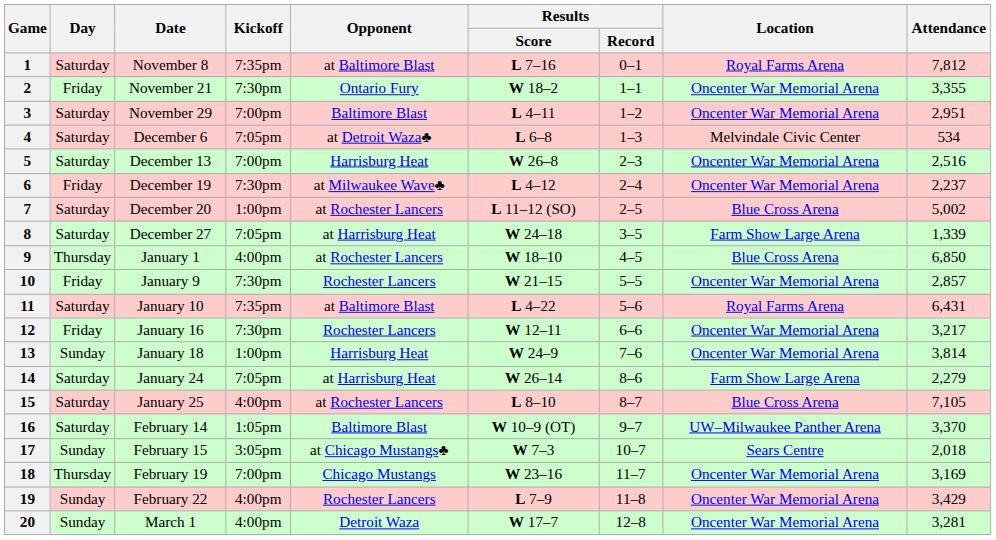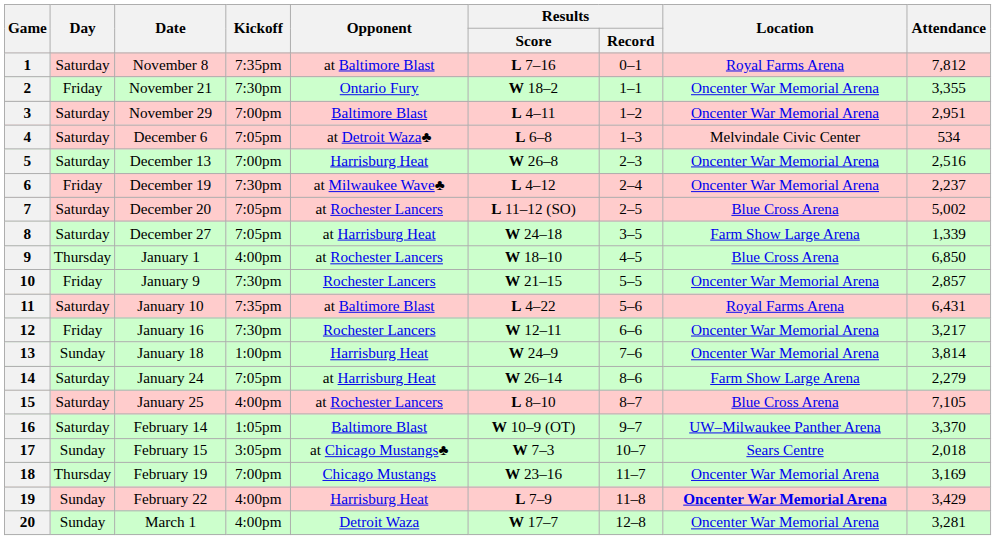(258, 209) 1:00pm -> (258, 209) 7:05pm
(379, 498) Rochester Lancers -> (379, 498) Harrisburg Heat
(785, 498) normal -> (785, 498) bold
